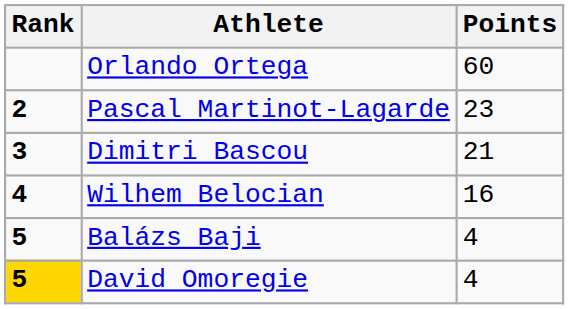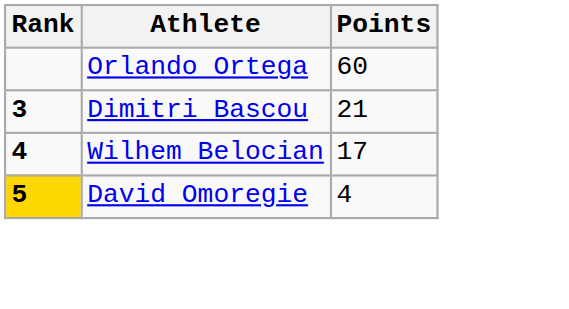- row: (269, 112)
(479, 197) 16 -> (352, 154) 17
- row: (174, 239)
